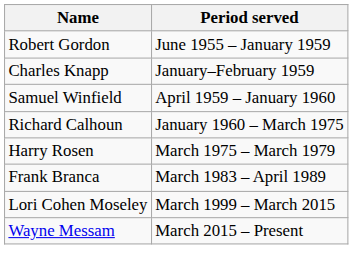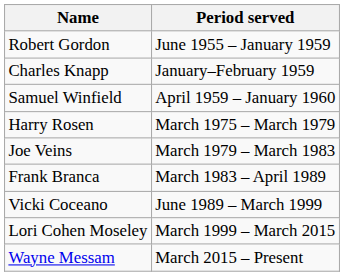- row: (66, 124)
+ row: (40, 151)
+ row: (58, 204)
